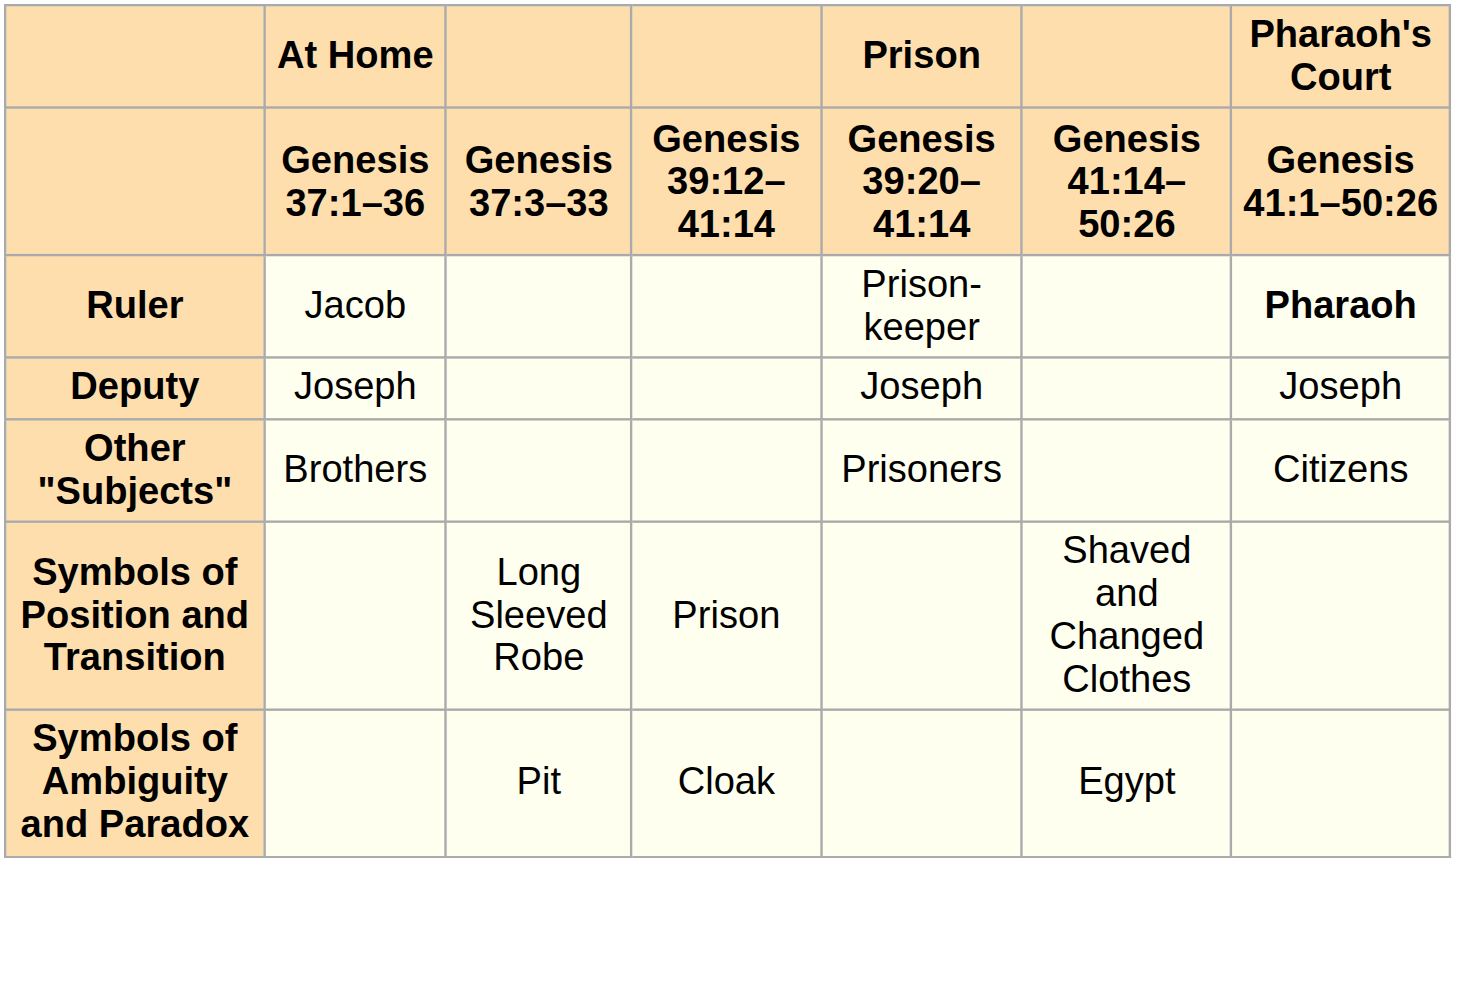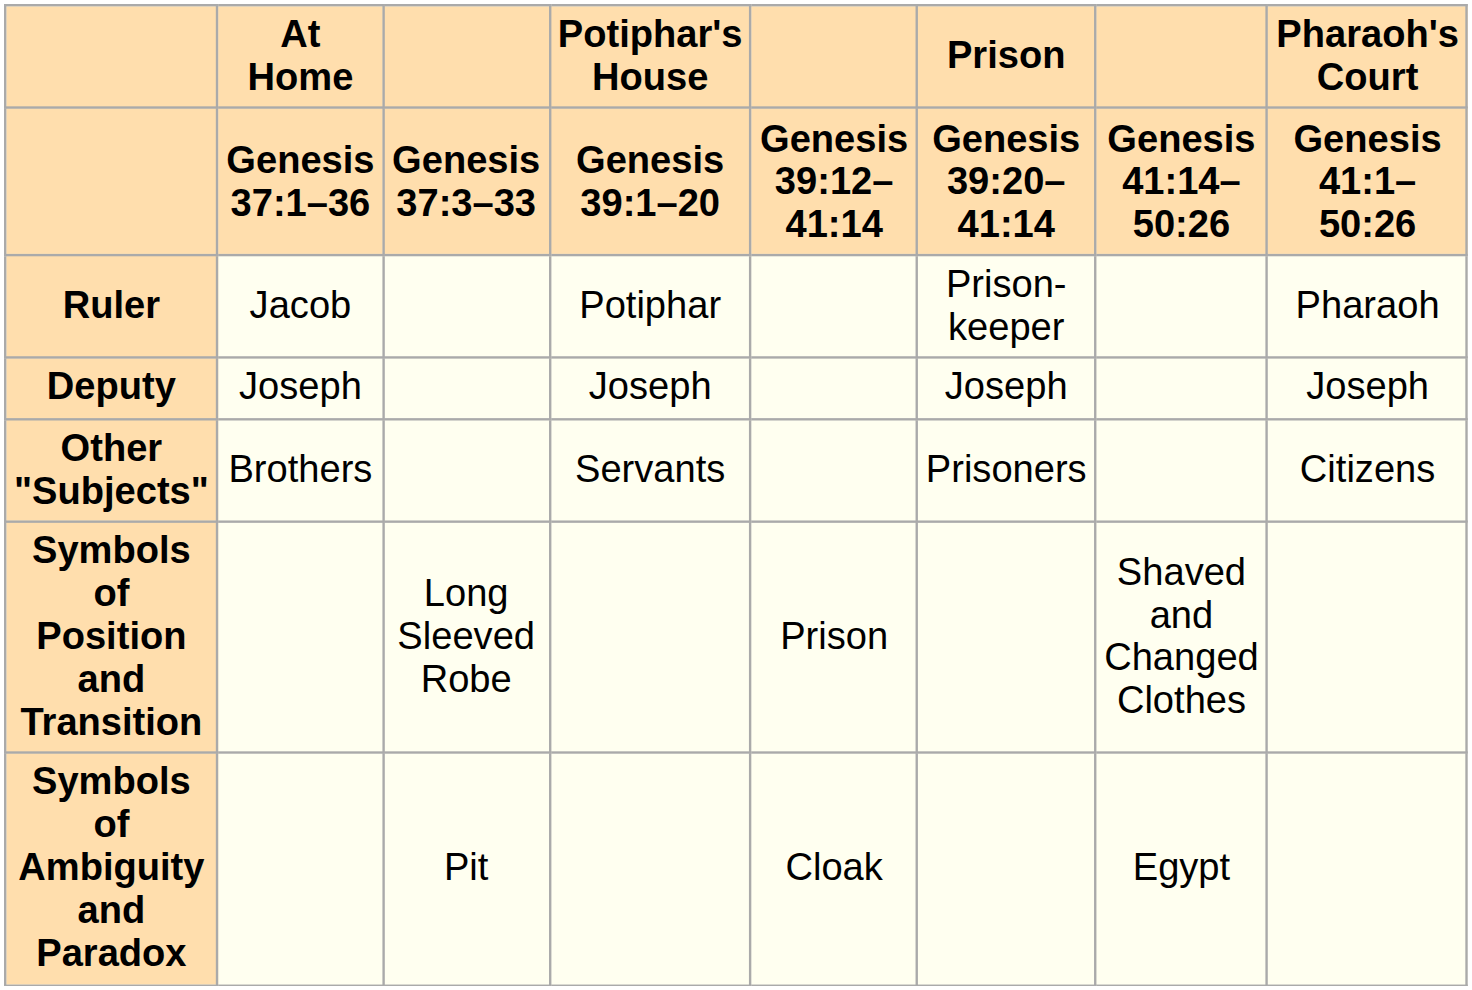+ column: (650, 180)
(1341, 305) bold -> (1368, 305) normal
